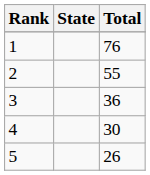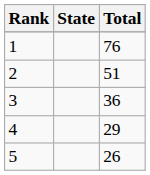(112, 73) 55 -> (112, 73) 51
(112, 128) 30 -> (112, 128) 29
